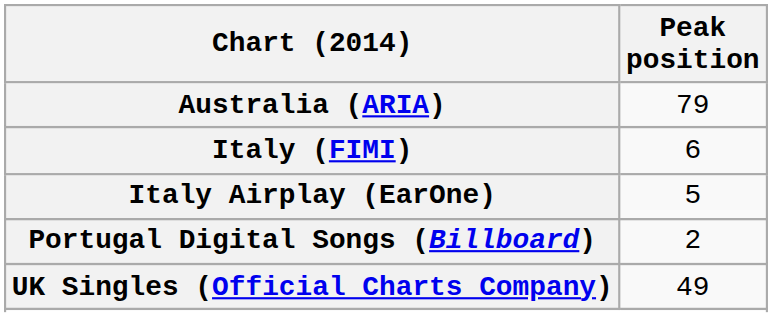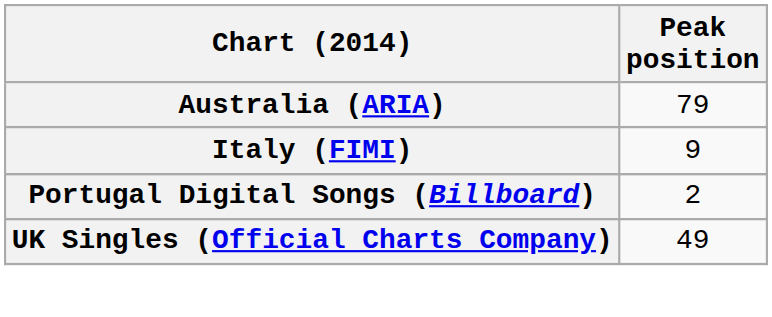(693, 151) 6 -> (693, 151) 9
- row: (312, 196)
